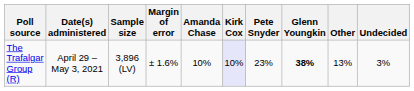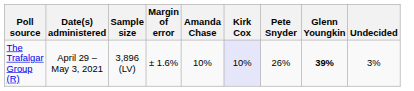- column: (343, 33)
(264, 63) 23% -> (281, 63) 26%
(305, 63) 38% -> (325, 63) 39%
